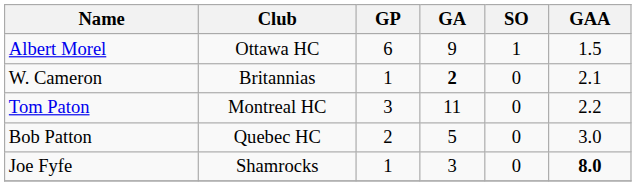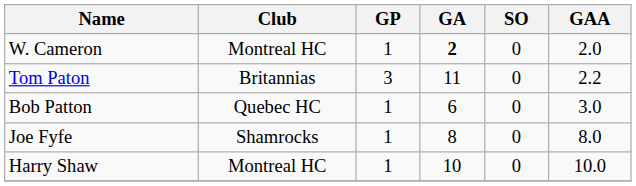- row: (58, 48)
(277, 78) Britannias -> (277, 48) Montreal HC
(590, 78) 2.1 -> (590, 48) 2.0
(277, 107) Montreal HC -> (277, 78) Britannias
(388, 136) 2 -> (388, 107) 1
(452, 136) 5 -> (452, 107) 6
(452, 166) 3 -> (452, 136) 8
(590, 166) bold -> (590, 136) normal
+ row: (53, 166)
